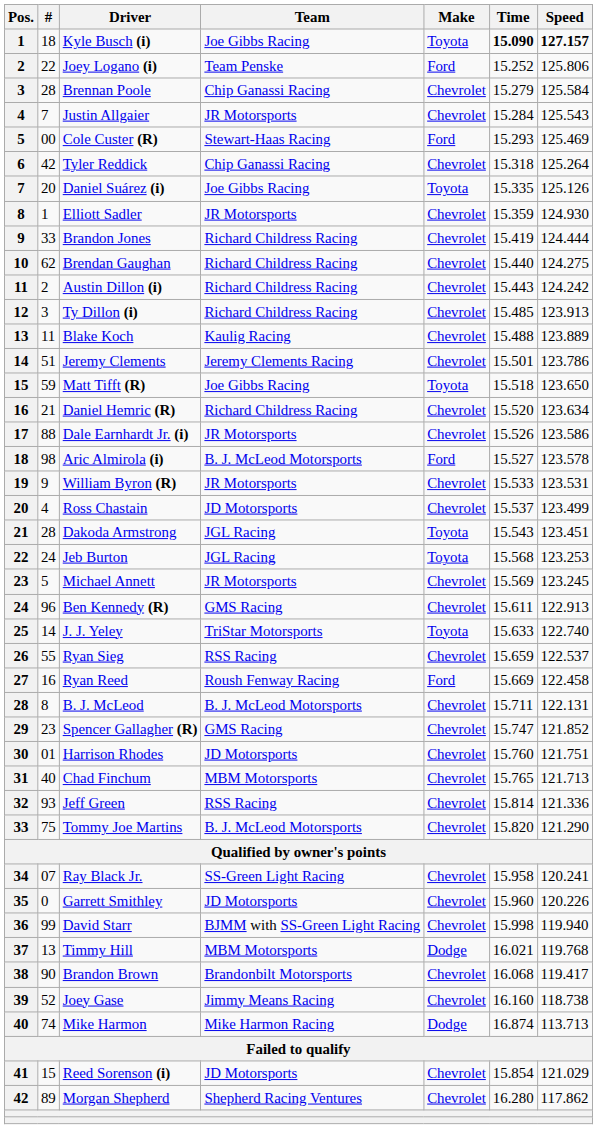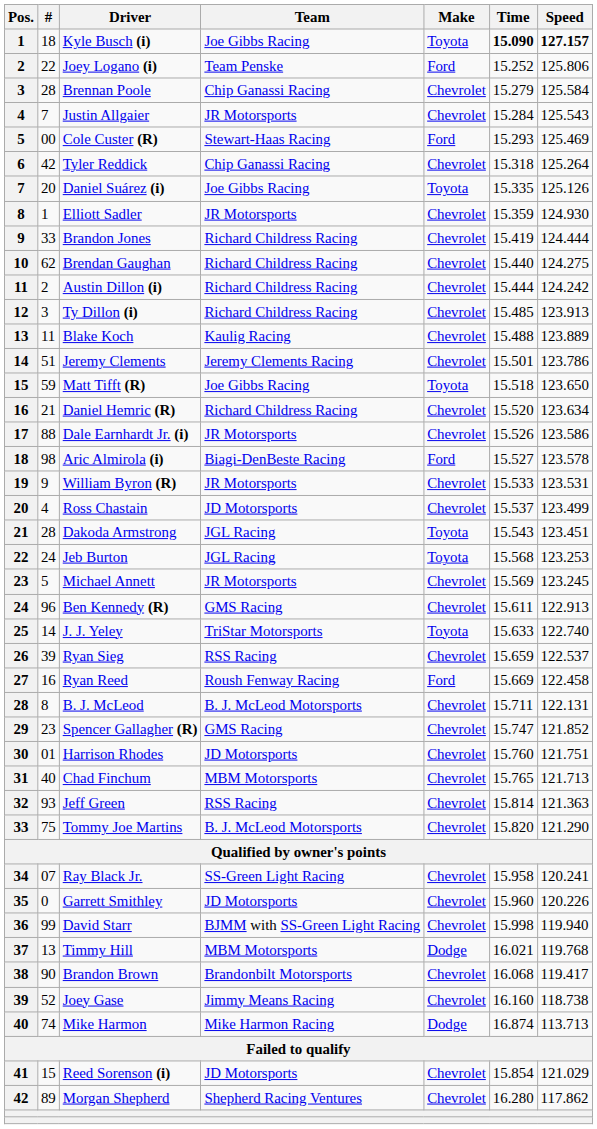(513, 287) 15.443 -> (513, 287) 15.444
(283, 459) B. J. McLeod Motorsports -> (275, 459) Biagi-DenBeste Racing
(48, 655) 55 -> (48, 655) 39
(565, 802) 121.336 -> (565, 802) 121.363
